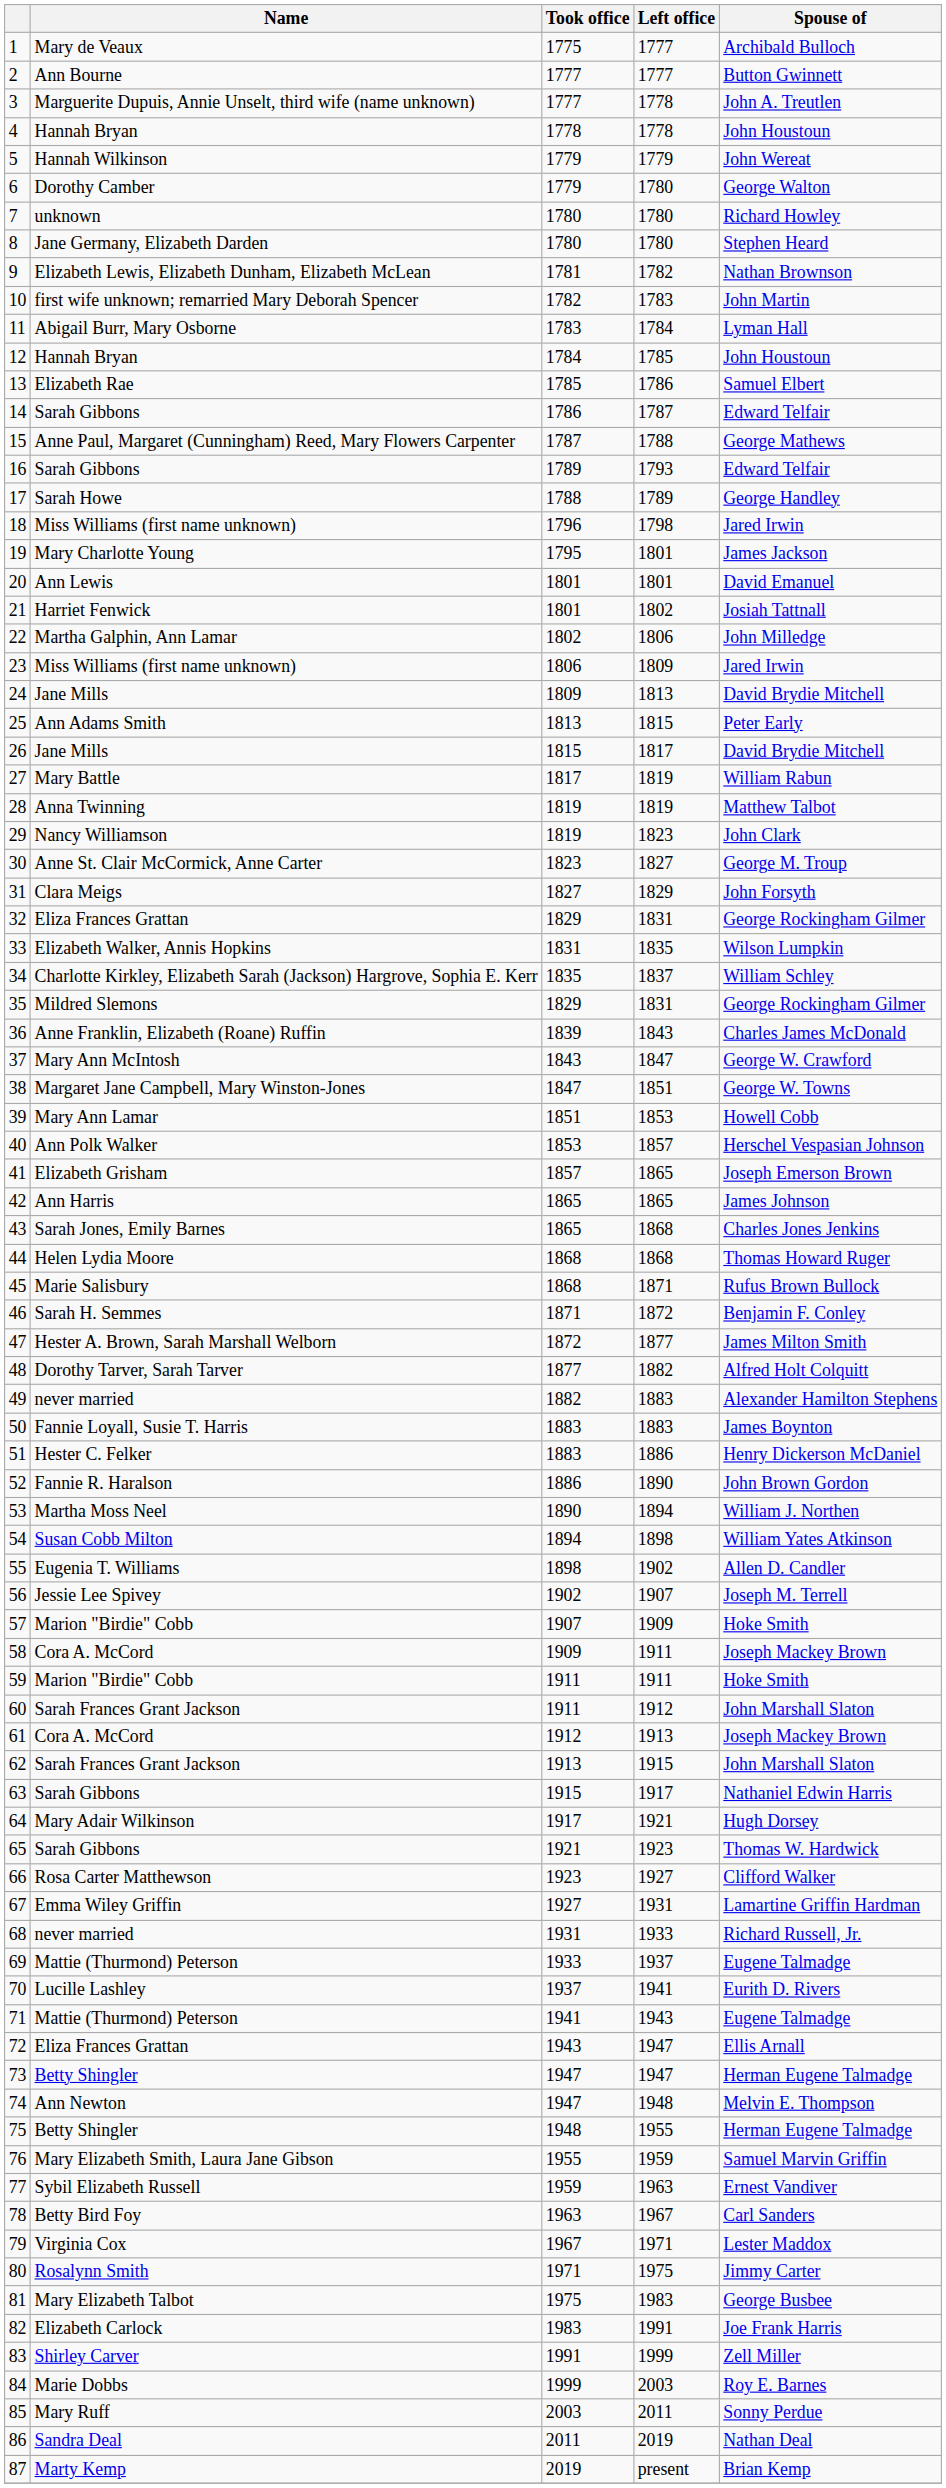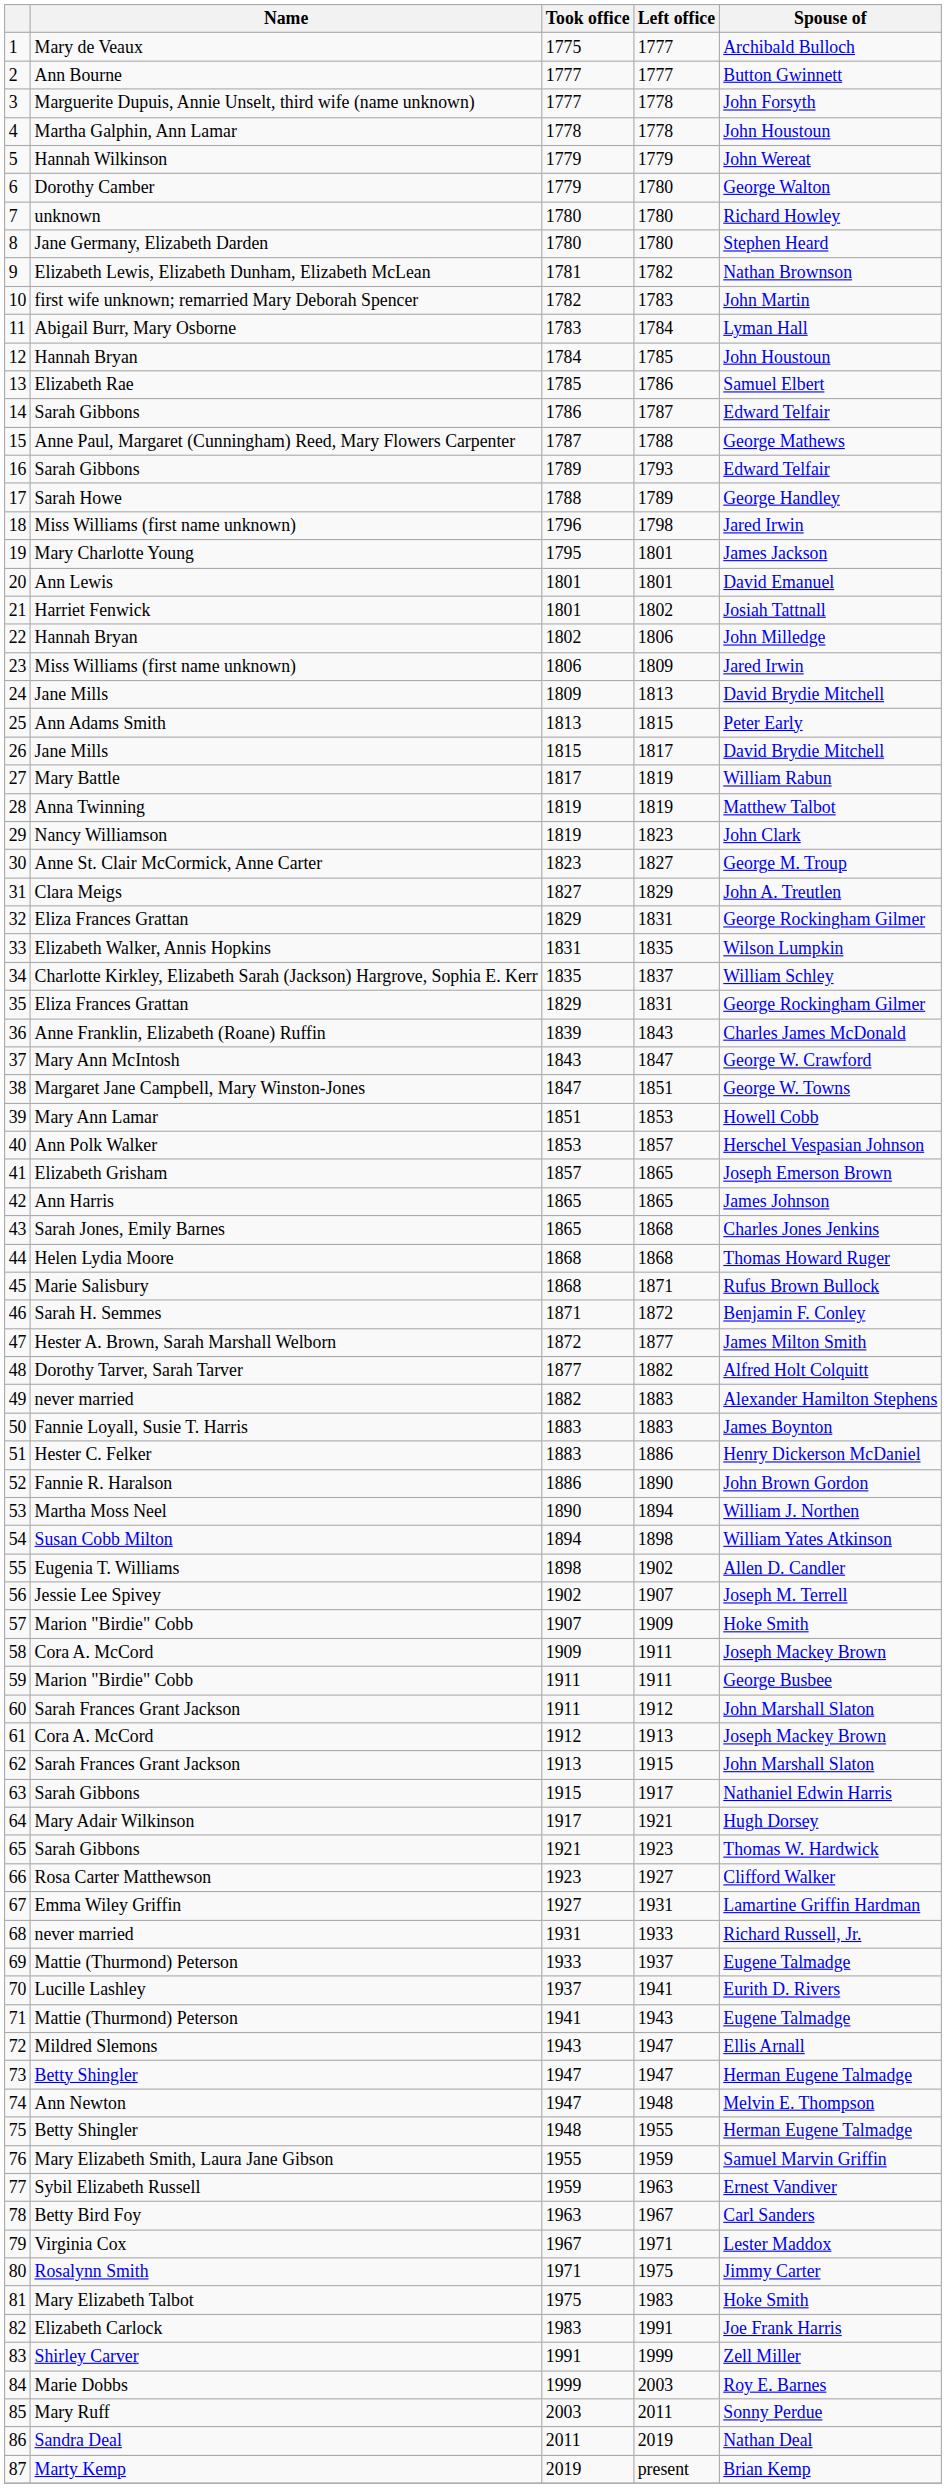(782, 103) John A. Treutlen -> (769, 103) John Forsyth
(86, 131) Hannah Bryan -> (136, 131) Martha Galphin, Ann Lamar
(136, 638) Martha Galphin, Ann Lamar -> (86, 638) Hannah Bryan
(769, 891) John Forsyth -> (782, 891) John A. Treutlen
(96, 1004) Mildred Slemons -> (112, 1004) Eliza Frances Grattan
(766, 1680) Hoke Smith -> (778, 1680) George Busbee
(112, 2046) Eliza Frances Grattan -> (96, 2046) Mildred Slemons
(778, 2300) George Busbee -> (766, 2300) Hoke Smith
